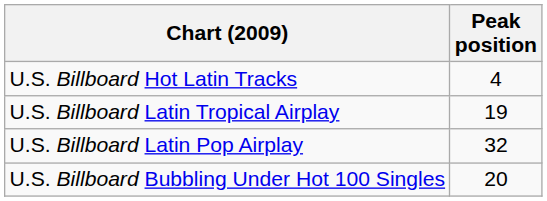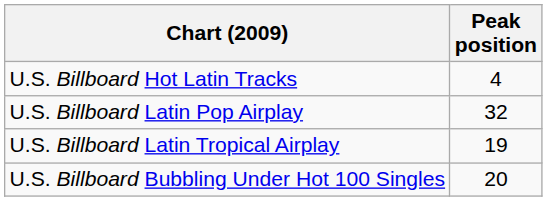rows swapped: (156, 145) <-> (174, 111)
